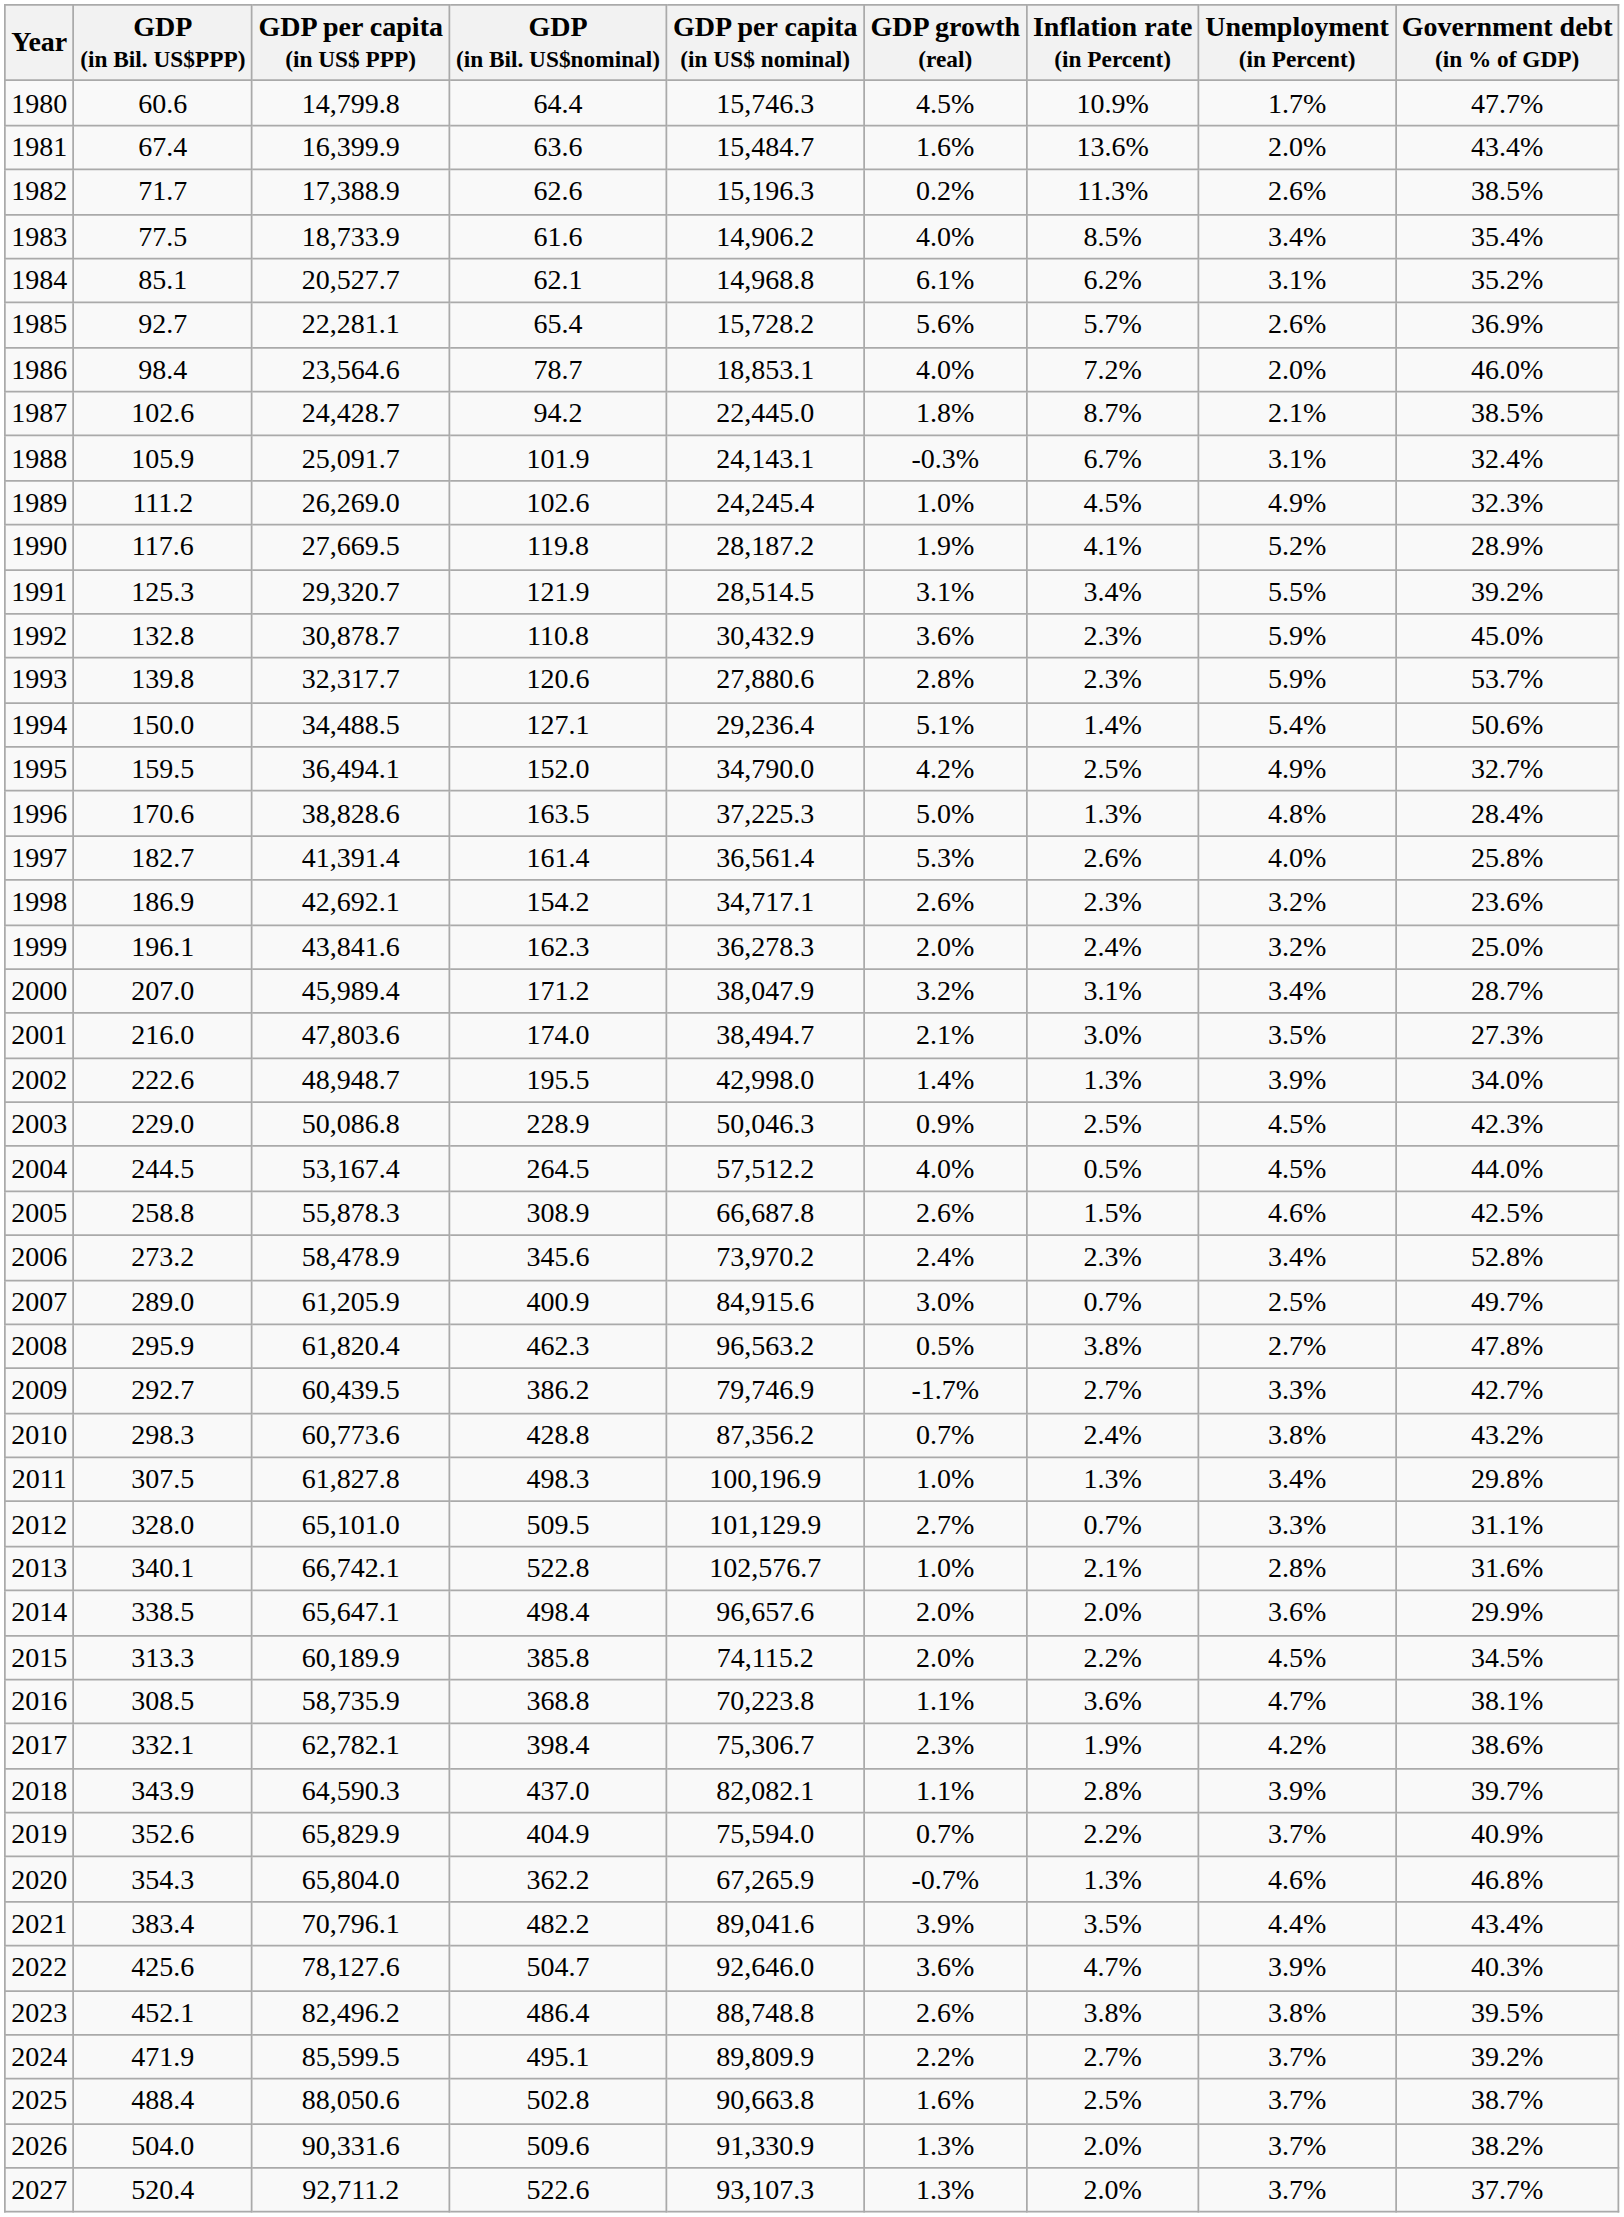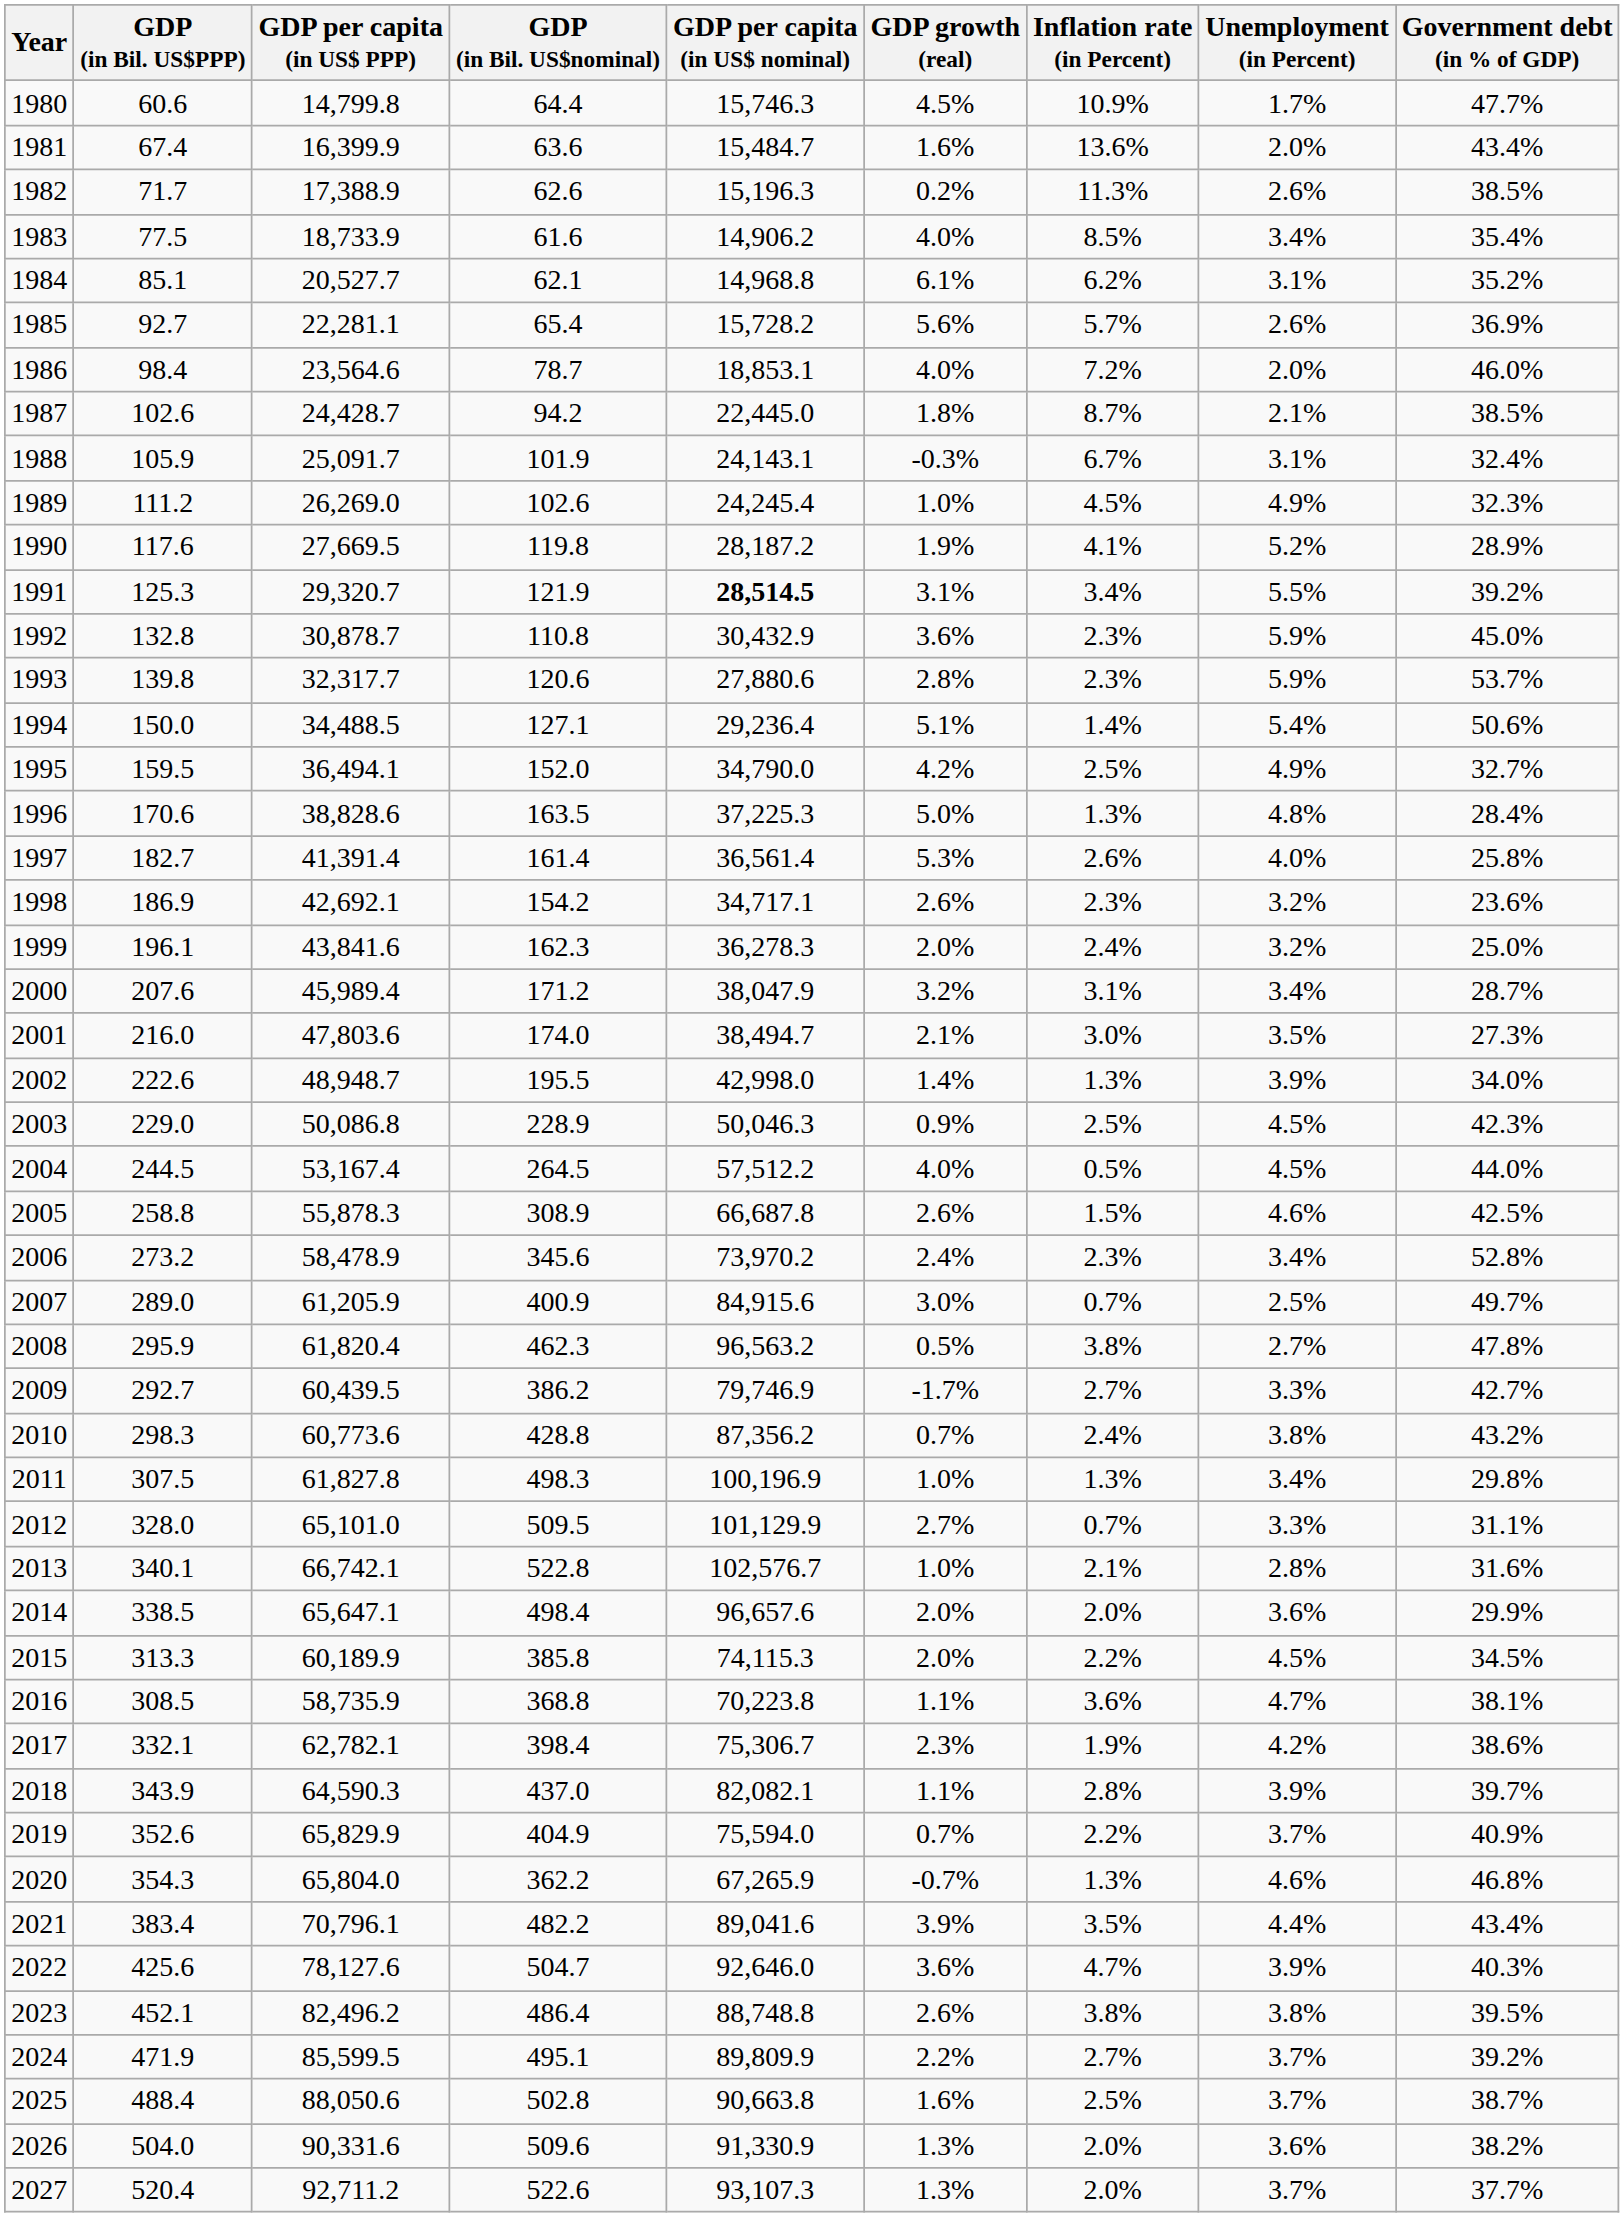(765, 591) normal -> (765, 591) bold
(163, 990) 207.0 -> (163, 990) 207.6
(765, 1656) 74,115.2 -> (765, 1656) 74,115.3
(1297, 2145) 3.7% -> (1297, 2145) 3.6%
